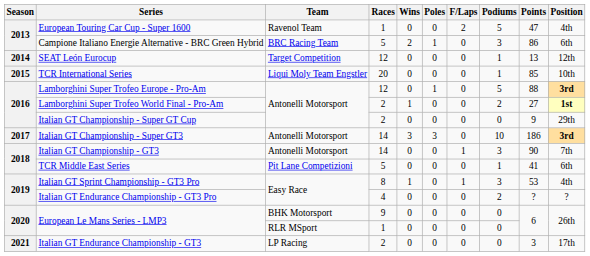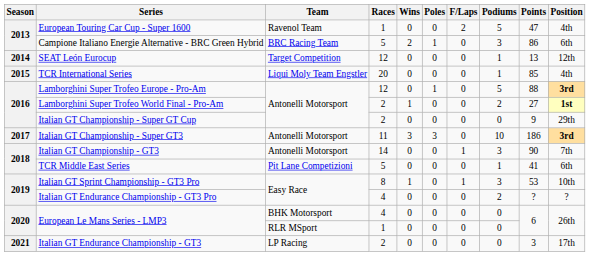(567, 74) 10th -> (567, 74) 4th
(383, 136) 14 -> (383, 136) 11
(567, 182) 4th -> (567, 182) 10th
(383, 213) 9 -> (383, 213) 4
